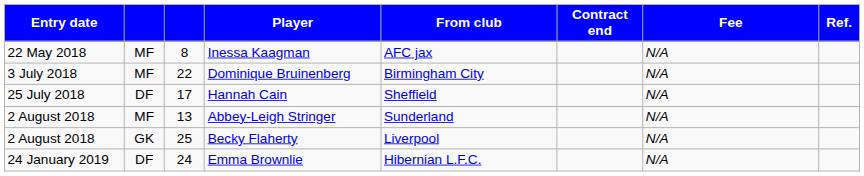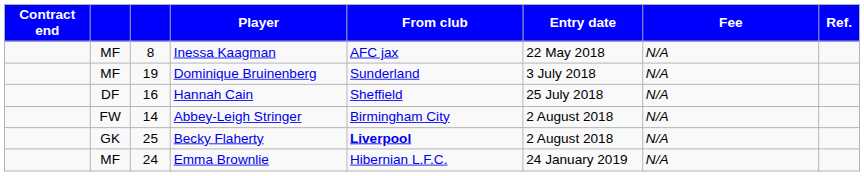columns swapped: (64, 22) <-> (600, 22)
(184, 73) 22 -> (150, 73) 19
(434, 73) Birmingham City -> (385, 73) Sunderland
(184, 95) 17 -> (150, 95) 16
(144, 116) MF -> (110, 116) FW
(184, 116) 13 -> (150, 116) 14
(419, 116) Sunderland -> (400, 116) Birmingham City
(412, 138) normal -> (381, 138) bold
(144, 159) DF -> (110, 159) MF
